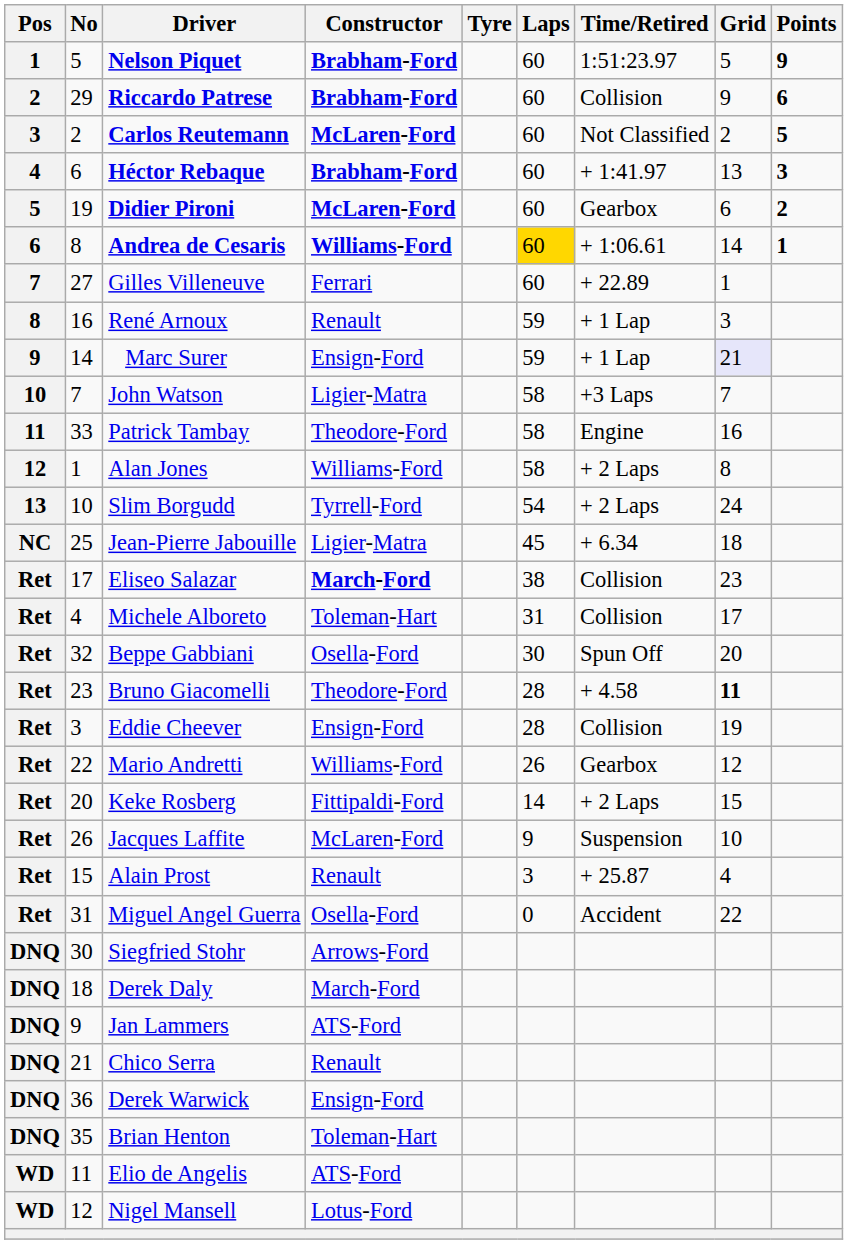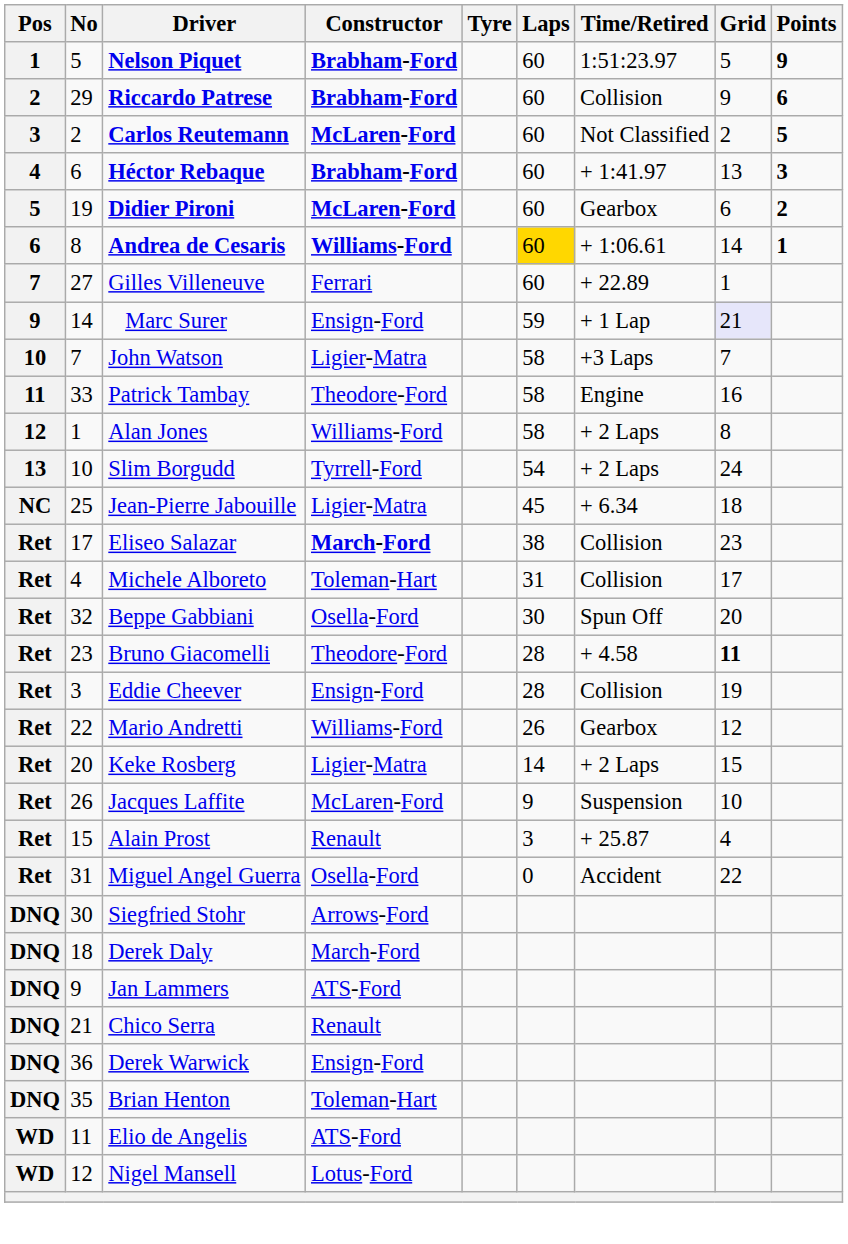- row: (168, 319)
(377, 802) Fittipaldi-Ford -> (369, 765) Ligier-Matra
